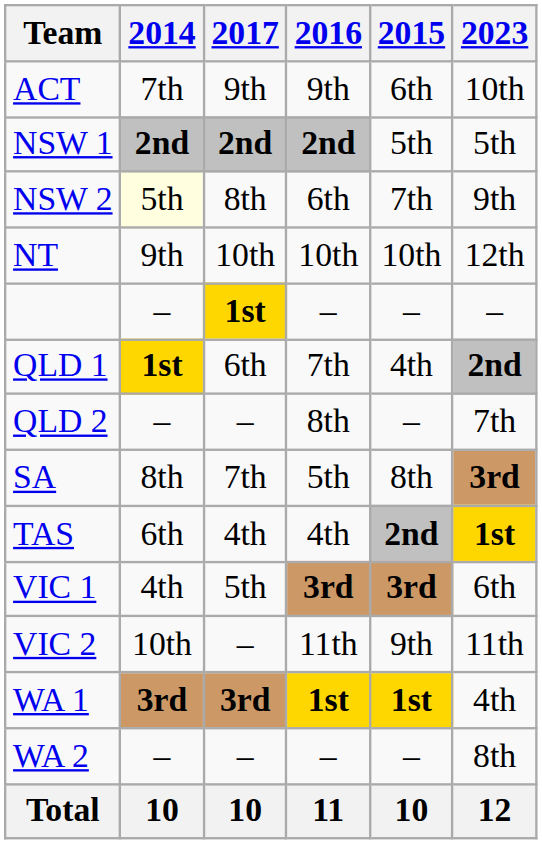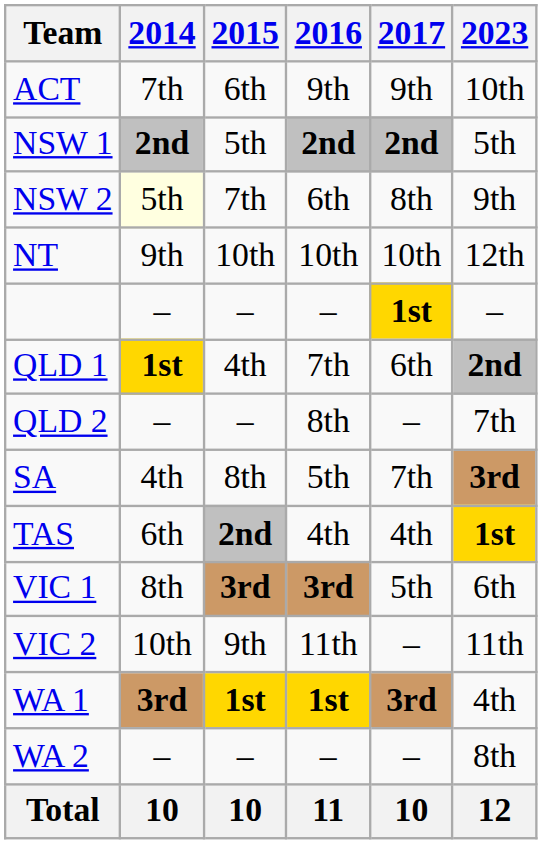columns swapped: (411, 32) <-> (245, 32)
(162, 477) 8th -> (162, 477) 4th
(162, 588) 4th -> (162, 588) 8th
